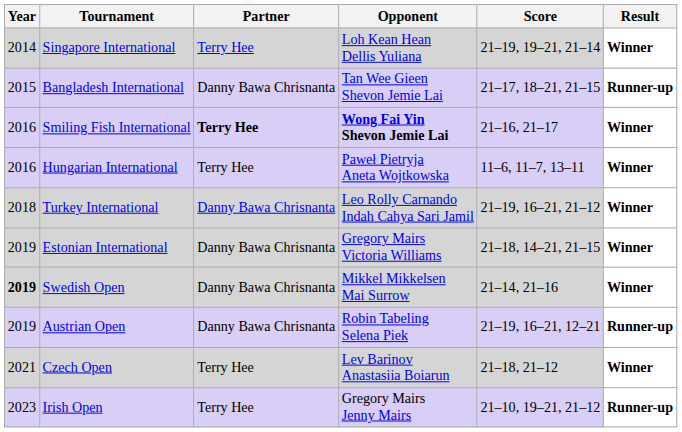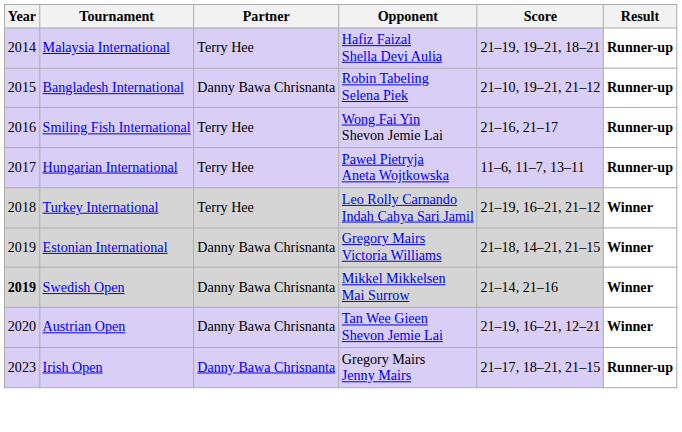- row: (109, 48)
+ row: (106, 48)
(392, 88) Tan Wee Gieen Shevon Jemie Lai -> (385, 88) Robin Tabeling Selena Piek
(540, 88) 21–17, 18–21, 21–15 -> (540, 88) 21–10, 19–21, 21–12
(228, 128) bold -> (226, 128) normal
(395, 128) bold -> (392, 128) normal
(630, 128) Winner -> (640, 128) Runner-up
(22, 167) 2016 -> (22, 167) 2017
(630, 167) Winner -> (640, 167) Runner-up
(266, 207) Danny Bawa Chrisnanta -> (226, 207) Terry Hee
(22, 327) 2019 -> (22, 327) 2020
(385, 327) Robin Tabeling Selena Piek -> (392, 327) Tan Wee Gieen Shevon Jemie Lai
(640, 327) Runner-up -> (630, 327) Winner
- row: (77, 367)
(226, 407) Terry Hee -> (266, 367) Danny Bawa Chrisnanta
(540, 407) 21–10, 19–21, 21–12 -> (540, 367) 21–17, 18–21, 21–15
